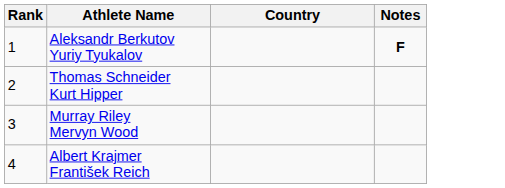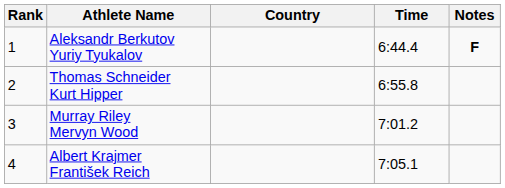+ column: (412, 15)
